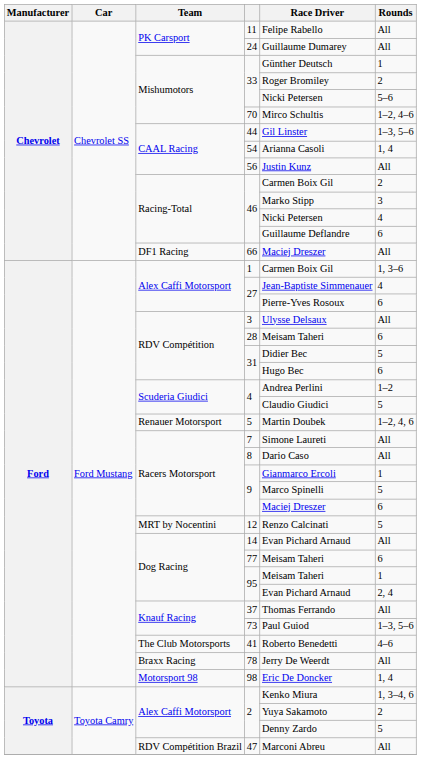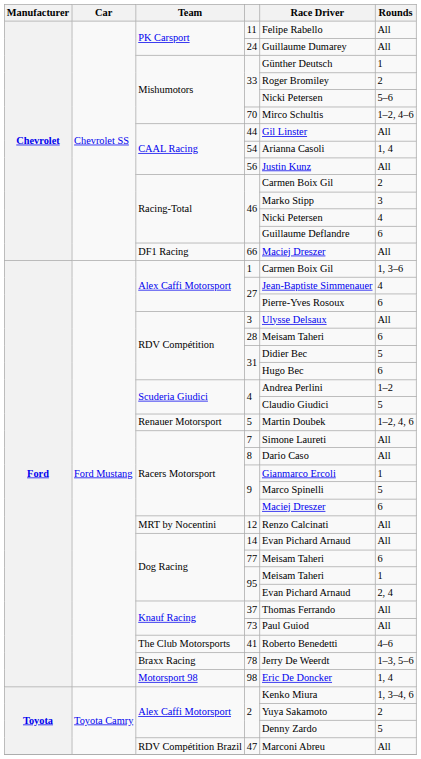(395, 131) 1–3, 5–6 -> (384, 131) All
(380, 524) 5 -> (384, 524) All
(395, 626) 1–3, 5–6 -> (384, 626) All
(384, 660) All -> (395, 660) 1–3, 5–6
